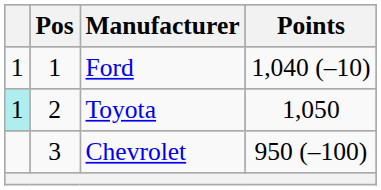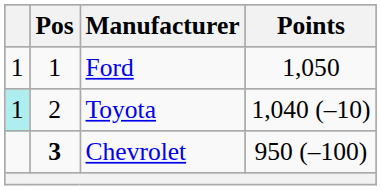(311, 67) 1,040 (–10) -> (311, 67) 1,050
(311, 109) 1,050 -> (311, 109) 1,040 (–10)
(55, 152) normal -> (55, 152) bold
